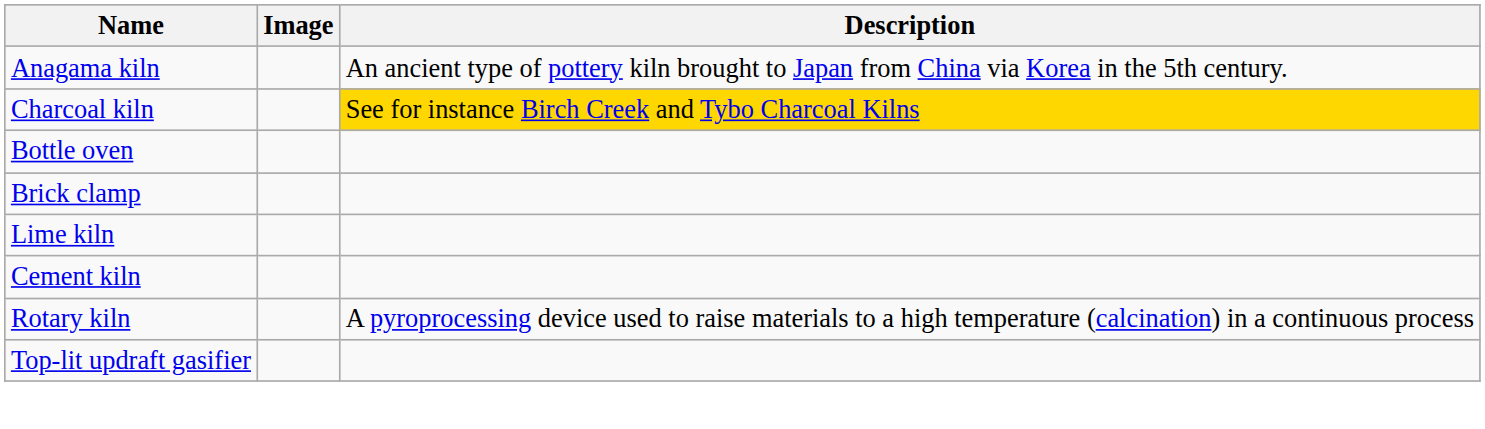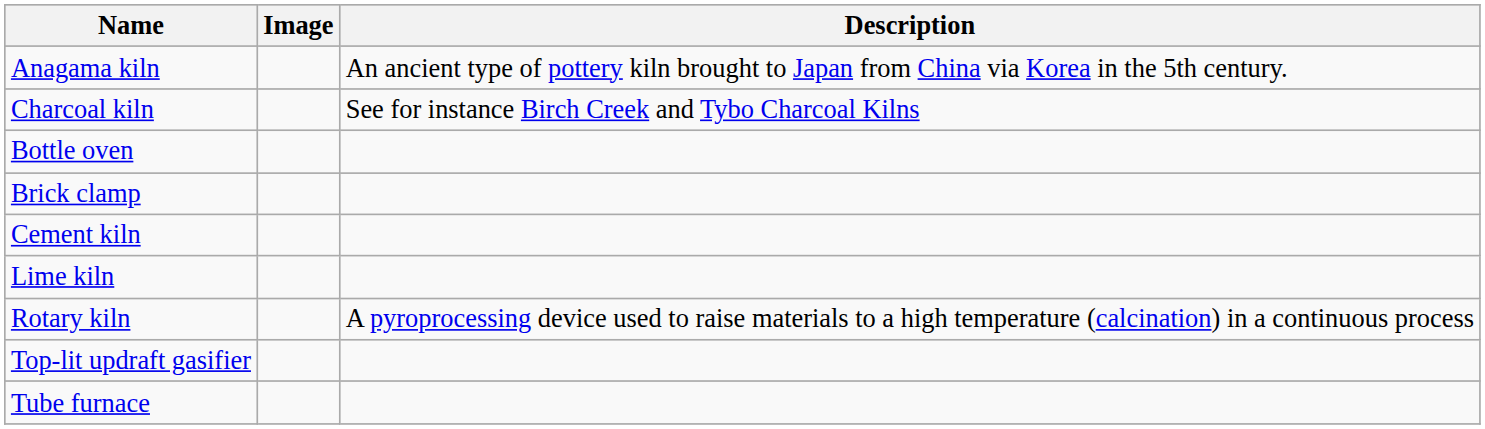(633, 109) gold background -> (633, 109) no background
rows swapped: (76, 276) <-> (63, 234)
+ row: (80, 402)
